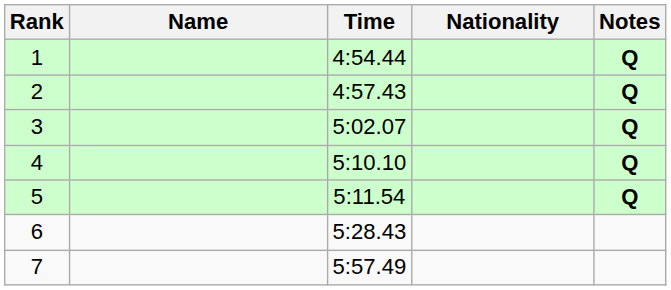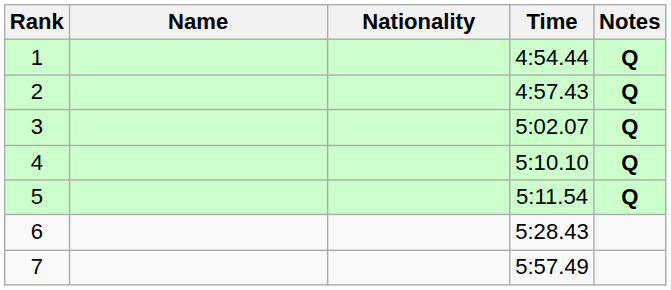columns swapped: (503, 22) <-> (369, 22)
